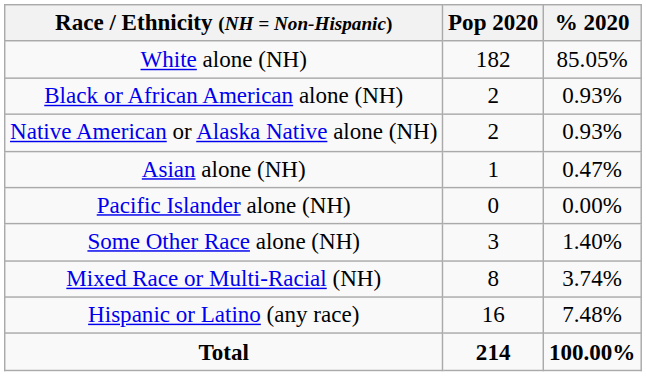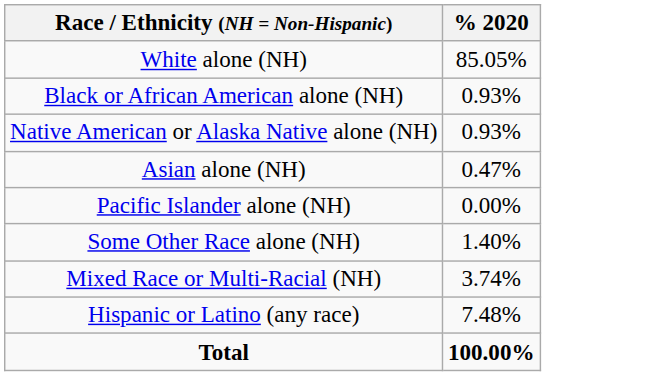- column: (493, 22)
